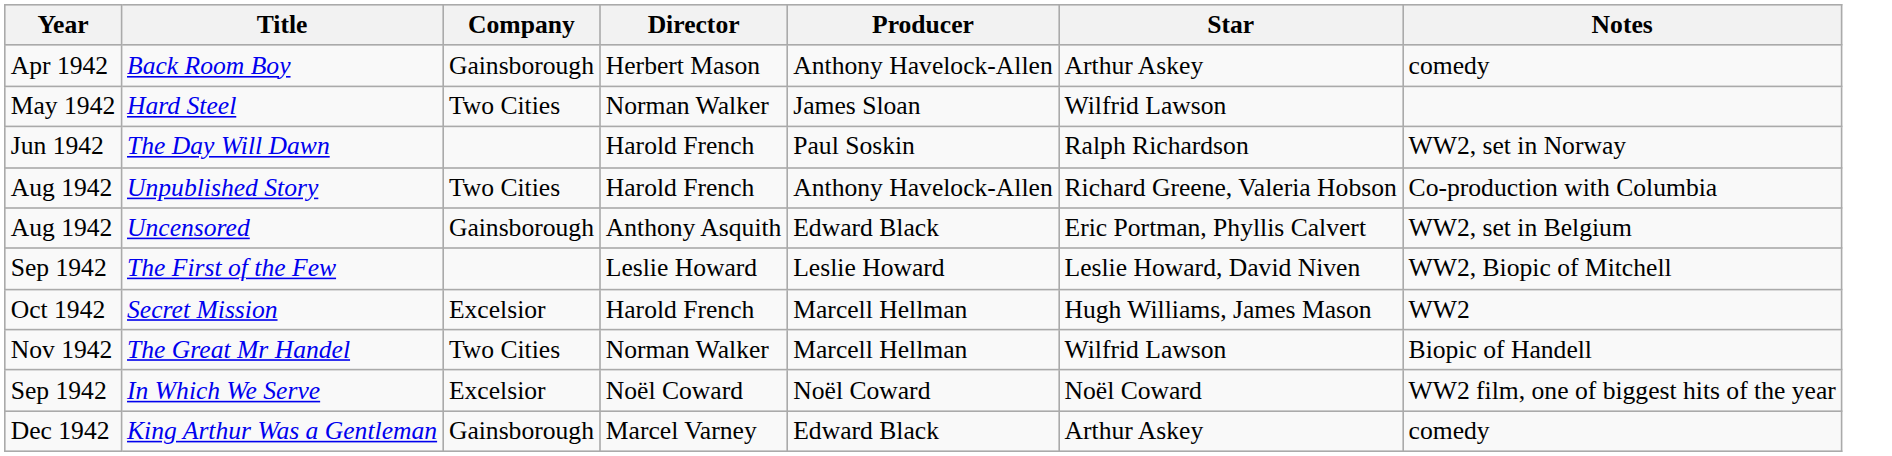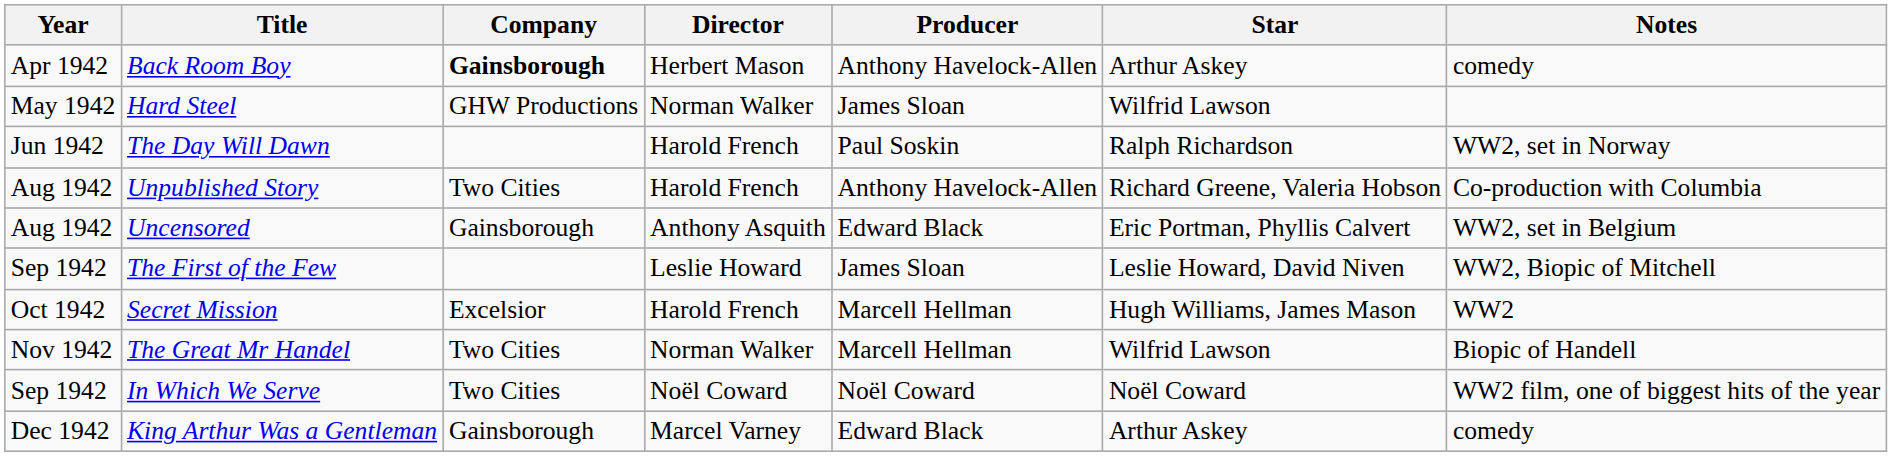(521, 65) normal -> (527, 65) bold
(505, 106) Two Cities -> (544, 106) GHW Productions
(869, 268) Leslie Howard -> (901, 268) James Sloan
(497, 390) Excelsior -> (505, 390) Two Cities
